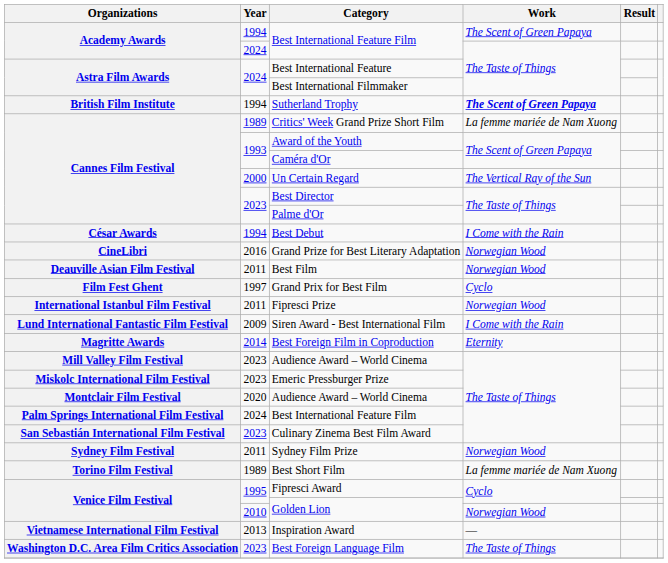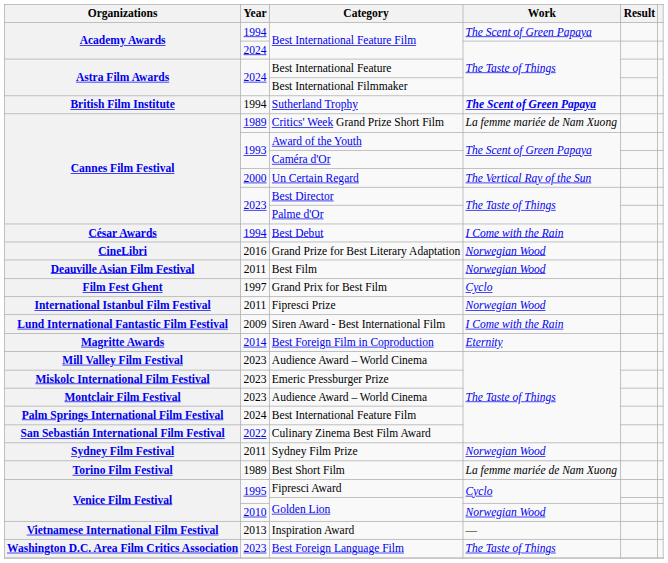(255, 397) 2020 -> (255, 397) 2023
(255, 433) 2023 -> (255, 433) 2022
